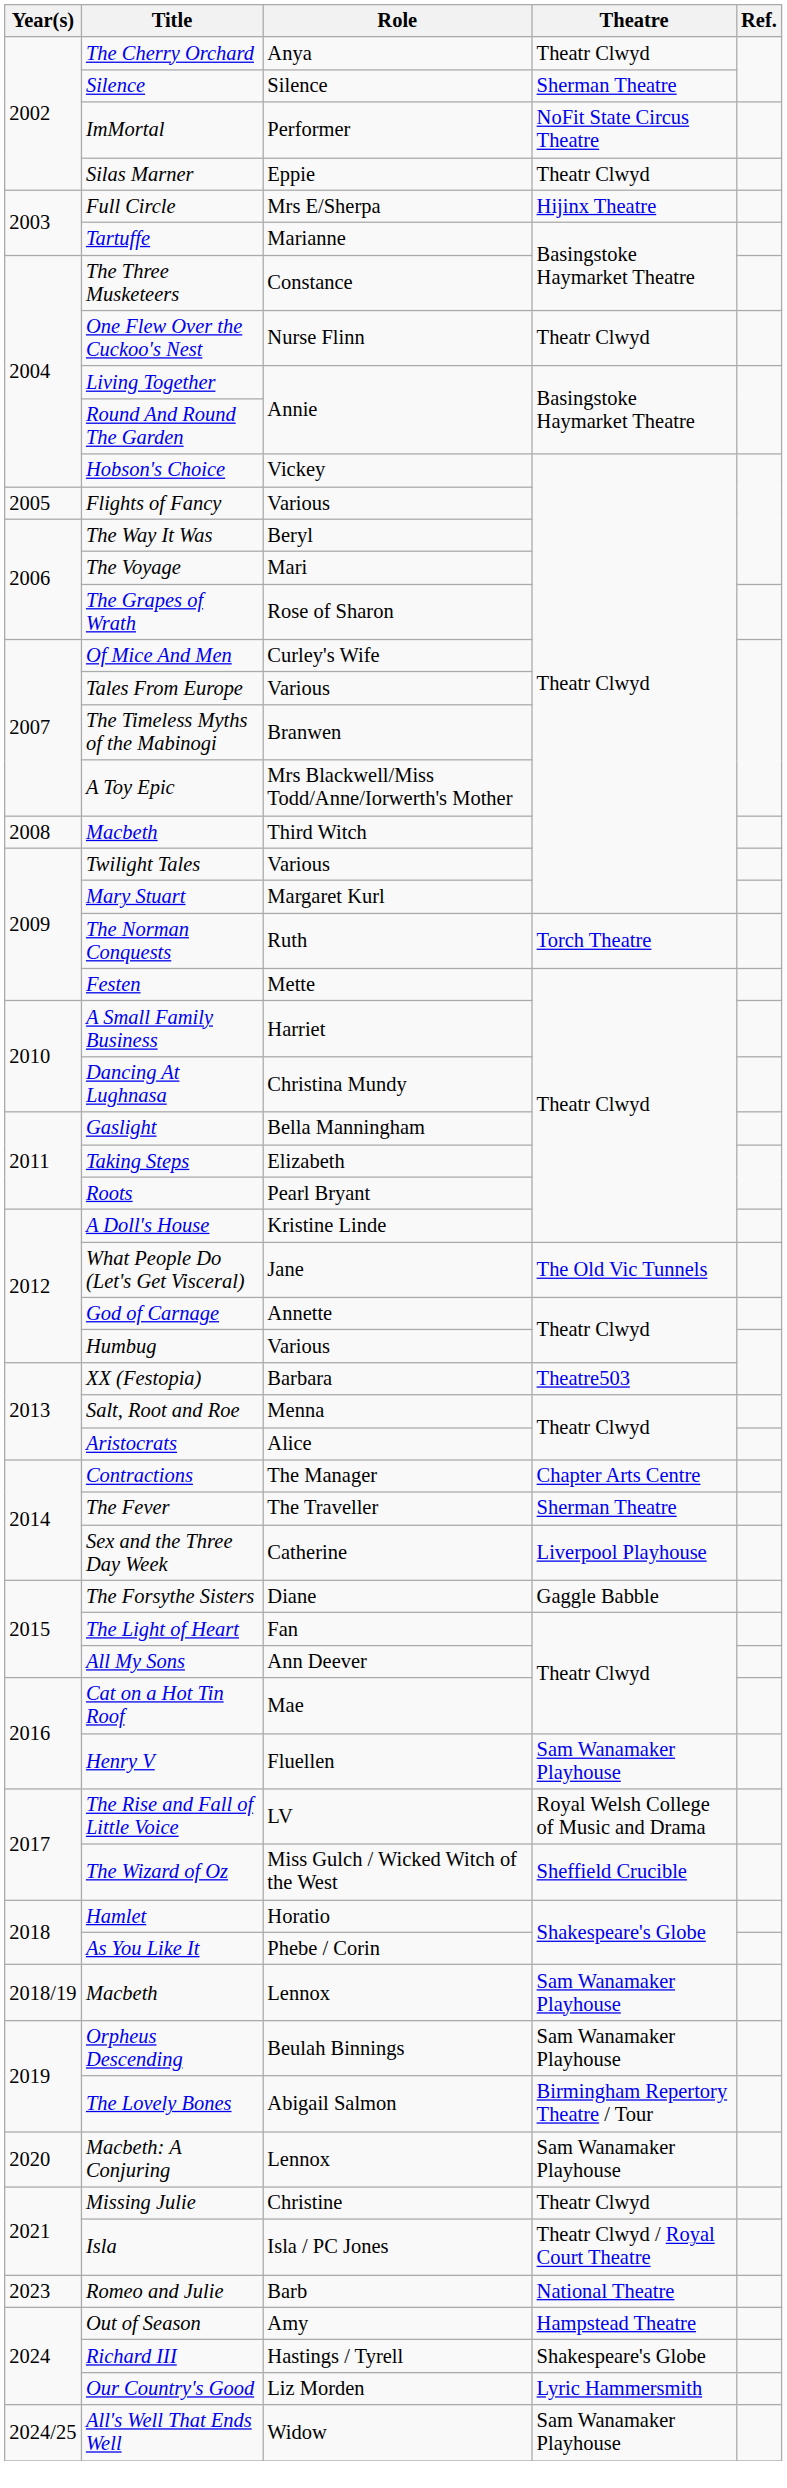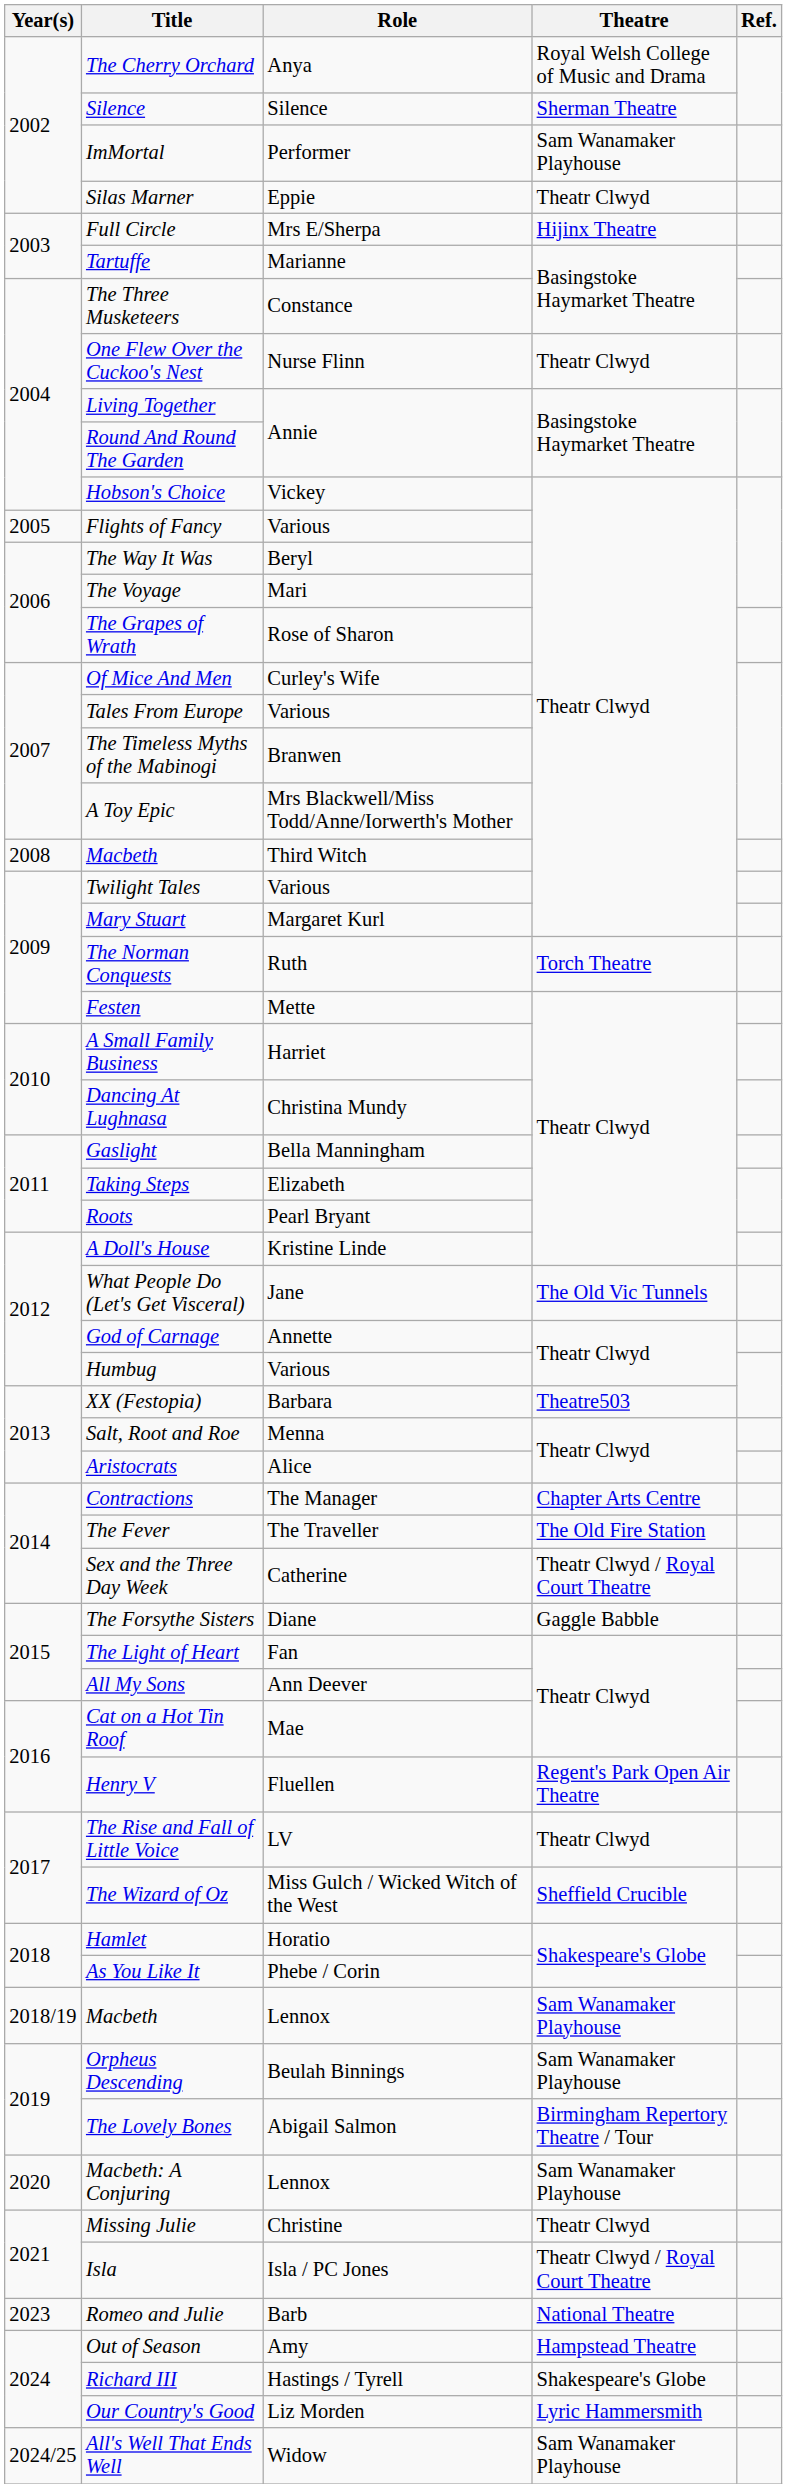(593, 53) Theatr Clwyd -> (623, 64) Royal Welsh College of Music and Drama
(613, 129) NoFit State Circus Theatre -> (606, 152) Sam Wanamaker Playhouse
(607, 1508) Sherman Theatre -> (621, 1531) The Old Fire Station
(622, 1552) Liverpool Playhouse -> (626, 1575) Theatr Clwyd / Royal Court Theatre
(606, 1760) Sam Wanamaker Playhouse -> (633, 1783) Regent's Park Open Air Theatre
(623, 1816) Royal Welsh College of Music and Drama -> (593, 1839) Theatr Clwyd
